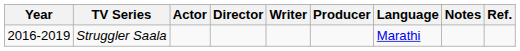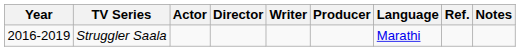columns swapped: (463, 14) <-> (500, 14)
